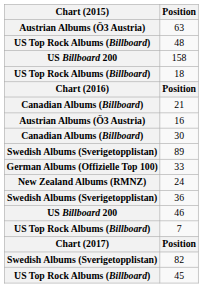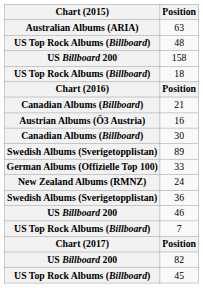(82, 27) Austrian Albums (Ö3 Austria) -> (82, 27) Australian Albums (ARIA)
(82, 259) Swedish Albums (Sverigetopplistan) -> (82, 259) US Billboard 200
